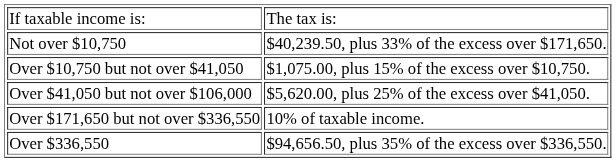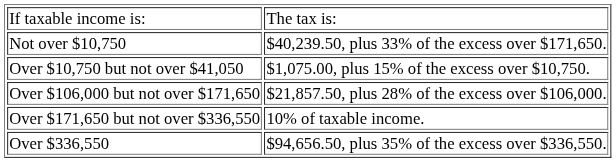- row: (131, 93)
+ row: (135, 93)
